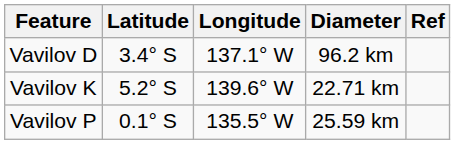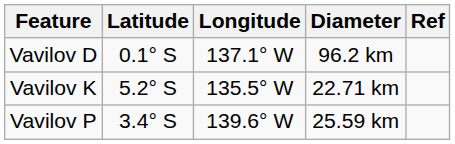(148, 54) 3.4° S -> (148, 54) 0.1° S
(250, 88) 139.6° W -> (250, 88) 135.5° W
(148, 121) 0.1° S -> (148, 121) 3.4° S
(250, 121) 135.5° W -> (250, 121) 139.6° W
